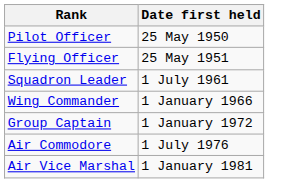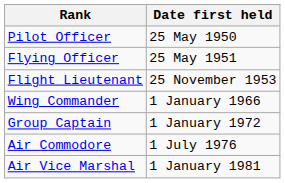+ row: (75, 80)
- row: (67, 80)
